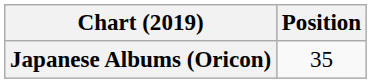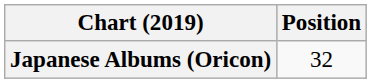(321, 59) 35 -> (321, 59) 32
